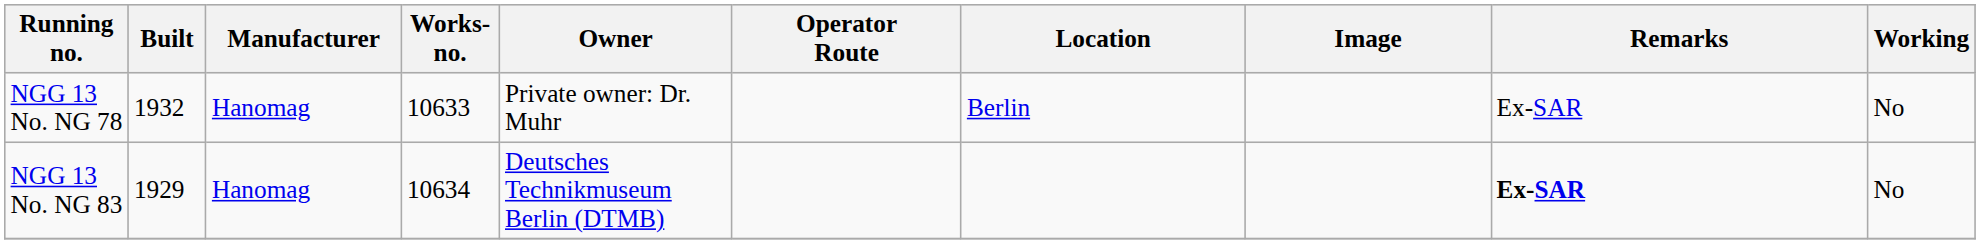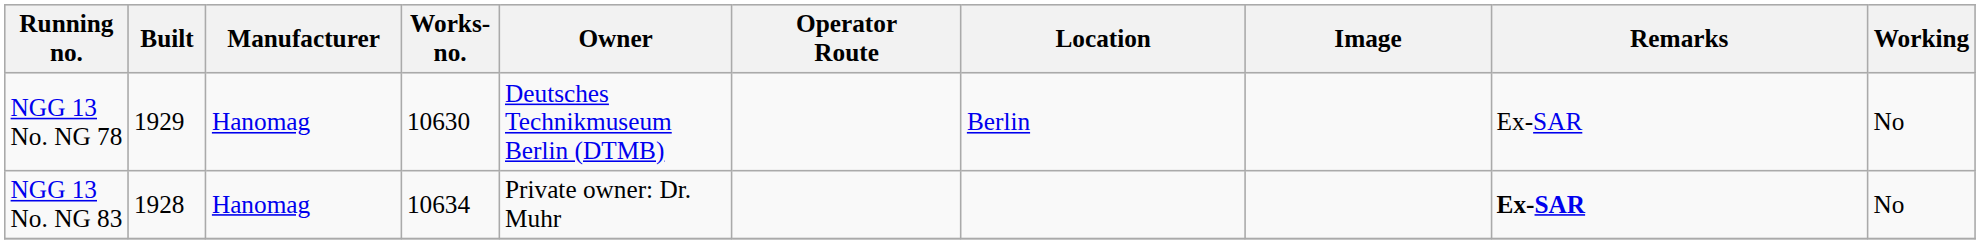(159, 107) 1932 -> (159, 121) 1929
(439, 107) 10633 -> (439, 121) 10630
(598, 107) Private owner: Dr. Muhr -> (588, 121) Deutsches Technikmuseum Berlin (DTMB)
(159, 190) 1929 -> (159, 204) 1928
(588, 190) Deutsches Technikmuseum Berlin (DTMB) -> (598, 204) Private owner: Dr. Muhr
